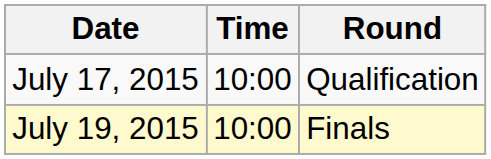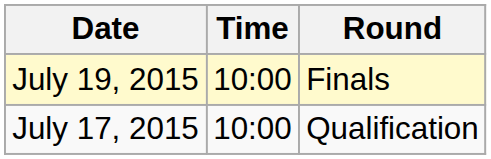rows swapped: (105, 79) <-> (105, 128)
